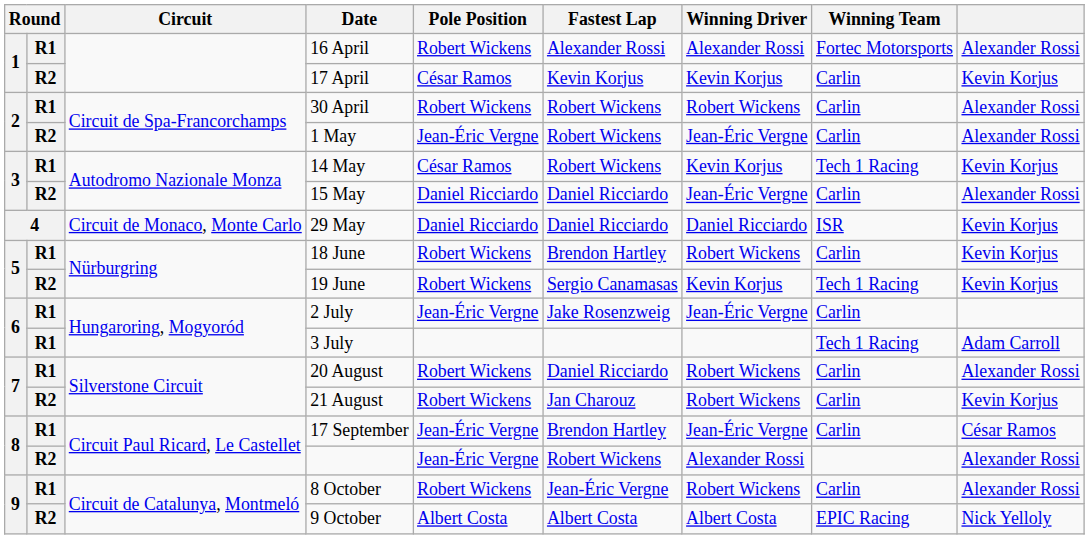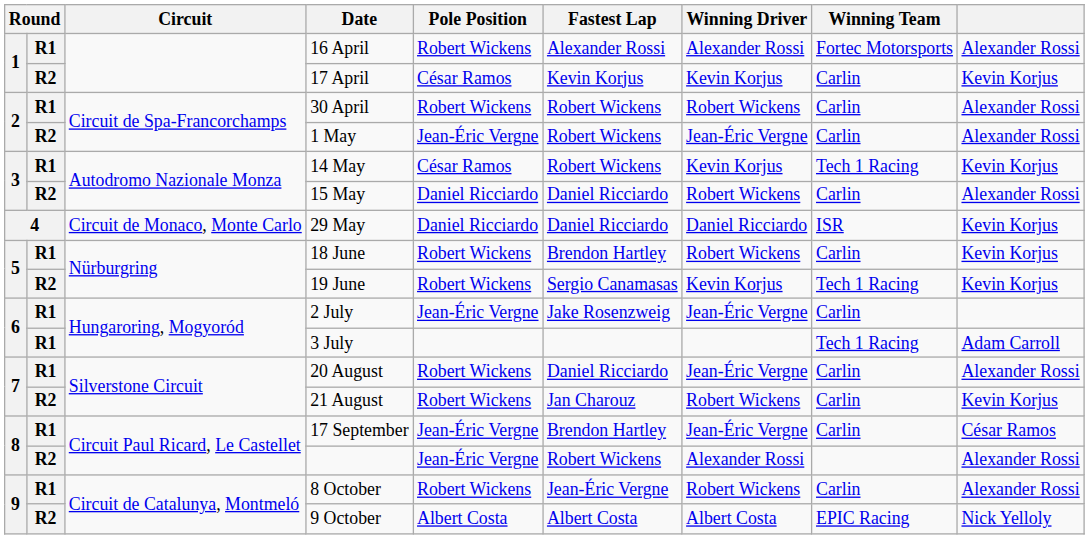(747, 195) Jean-Éric Vergne -> (743, 195) Robert Wickens
(743, 371) Robert Wickens -> (747, 371) Jean-Éric Vergne
